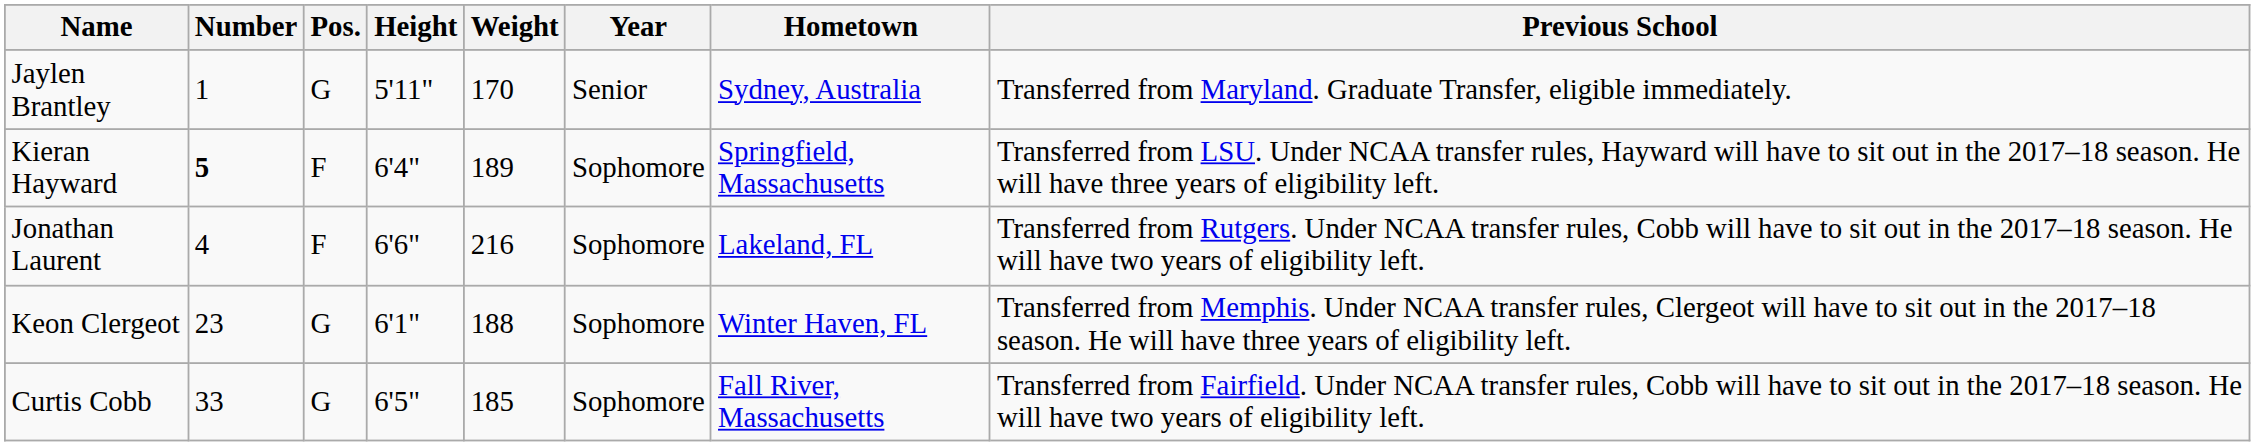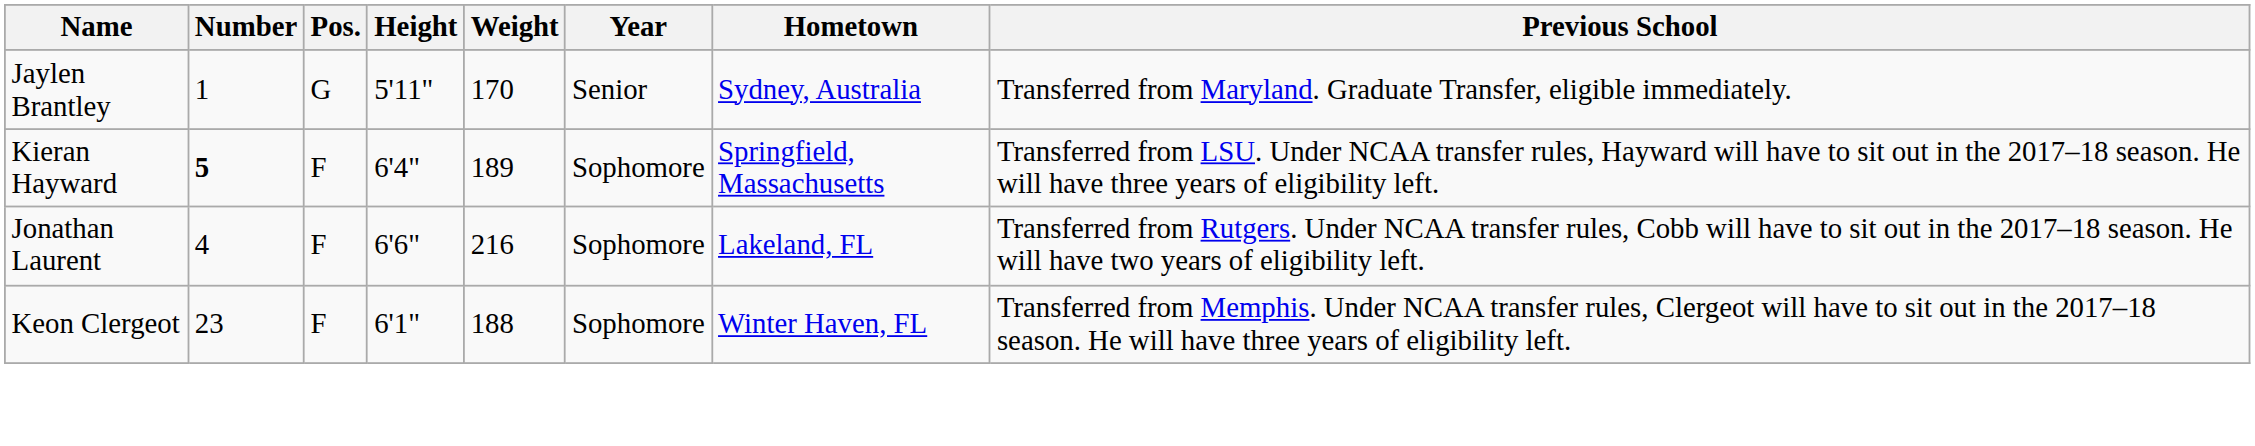(321, 323) G -> (319, 323) F
- row: (82, 401)
